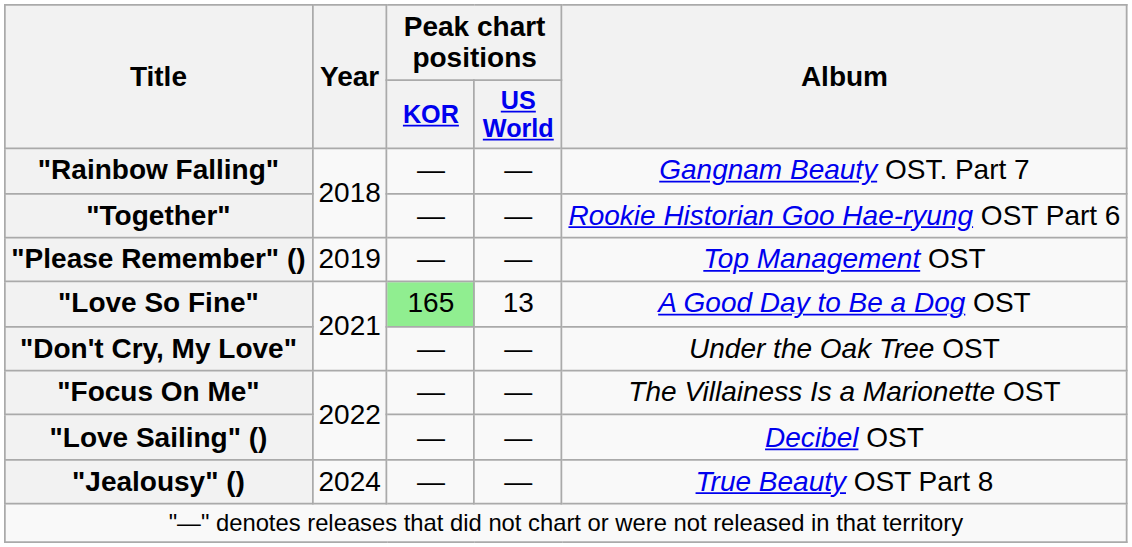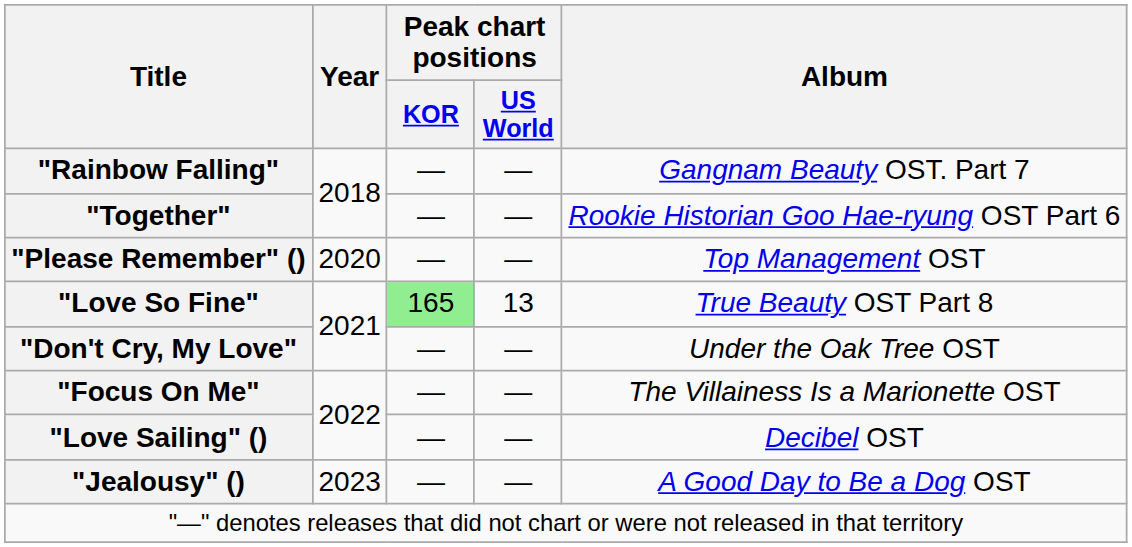(350, 259) 2019 -> (350, 259) 2020
(844, 303) A Good Day to Be a Dog OST -> (844, 303) True Beauty OST Part 8
(350, 481) 2024 -> (350, 481) 2023
(844, 481) True Beauty OST Part 8 -> (844, 481) A Good Day to Be a Dog OST
